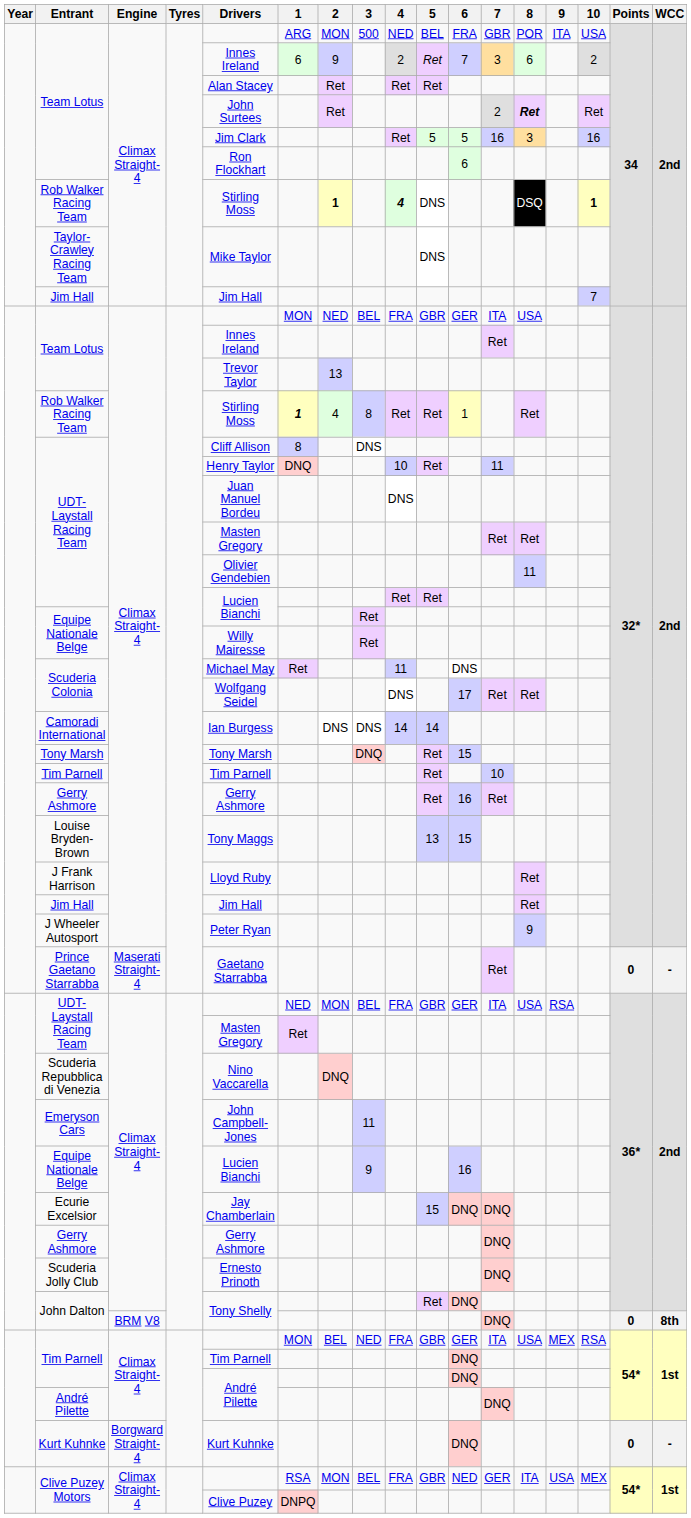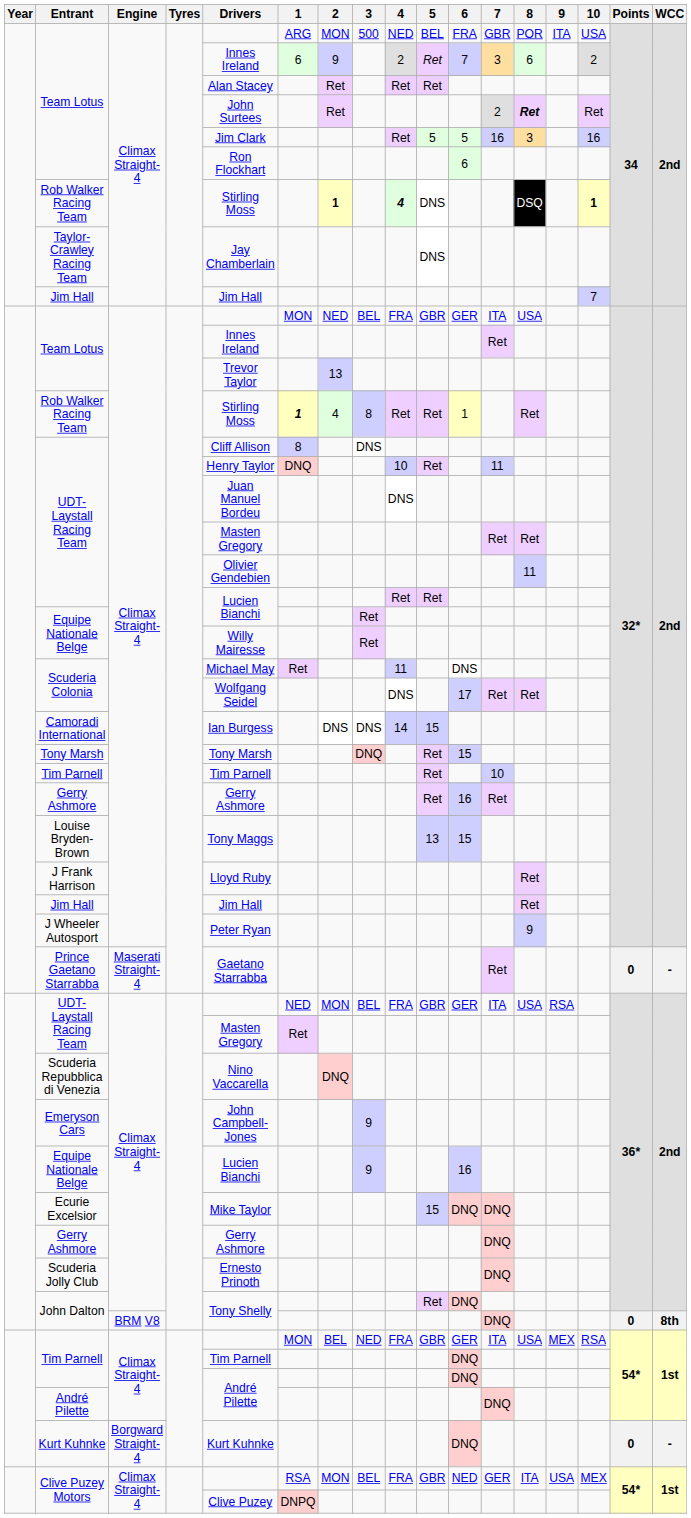(240, 257) Mike Taylor -> (240, 257) Jay Chamberlain
(432, 728) 14 -> (432, 728) 15
(369, 1123) 11 -> (369, 1123) 9
(240, 1209) Jay Chamberlain -> (240, 1209) Mike Taylor
